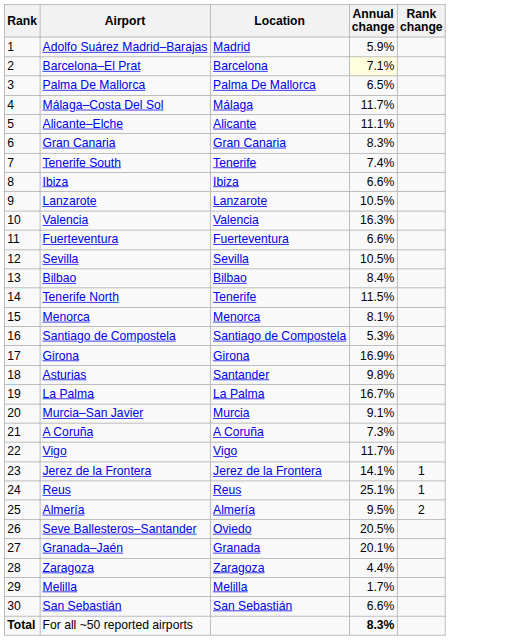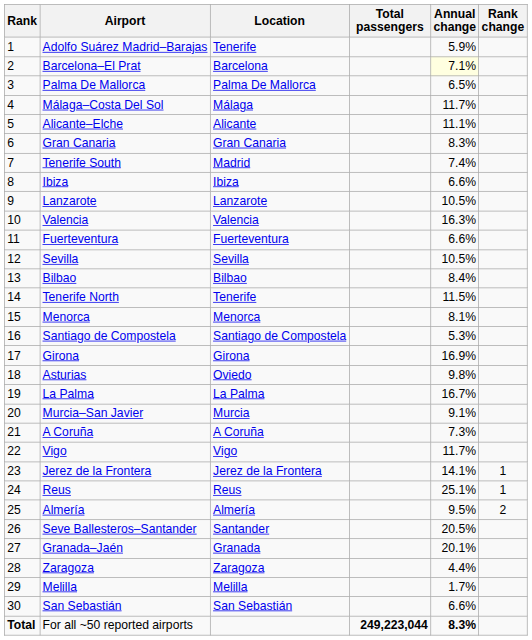+ column: (390, 20)
(232, 47) Madrid -> (235, 47) Tenerife
(235, 162) Tenerife -> (232, 162) Madrid
(241, 374) Santander -> (232, 374) Oviedo
(232, 529) Oviedo -> (241, 529) Santander
